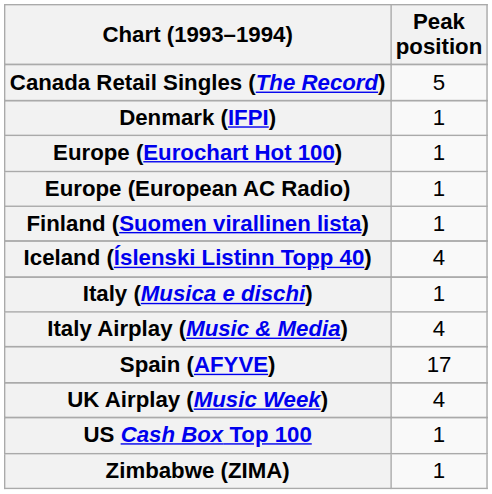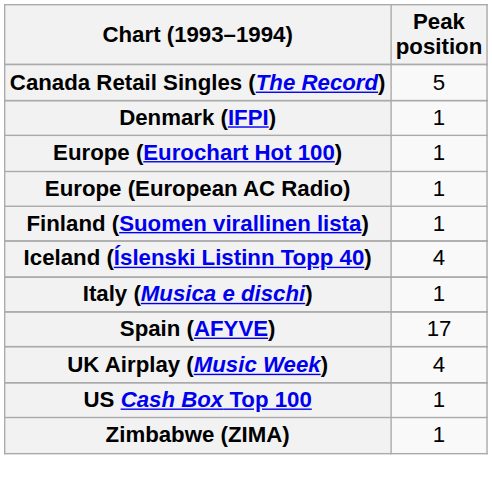- row: (198, 329)
